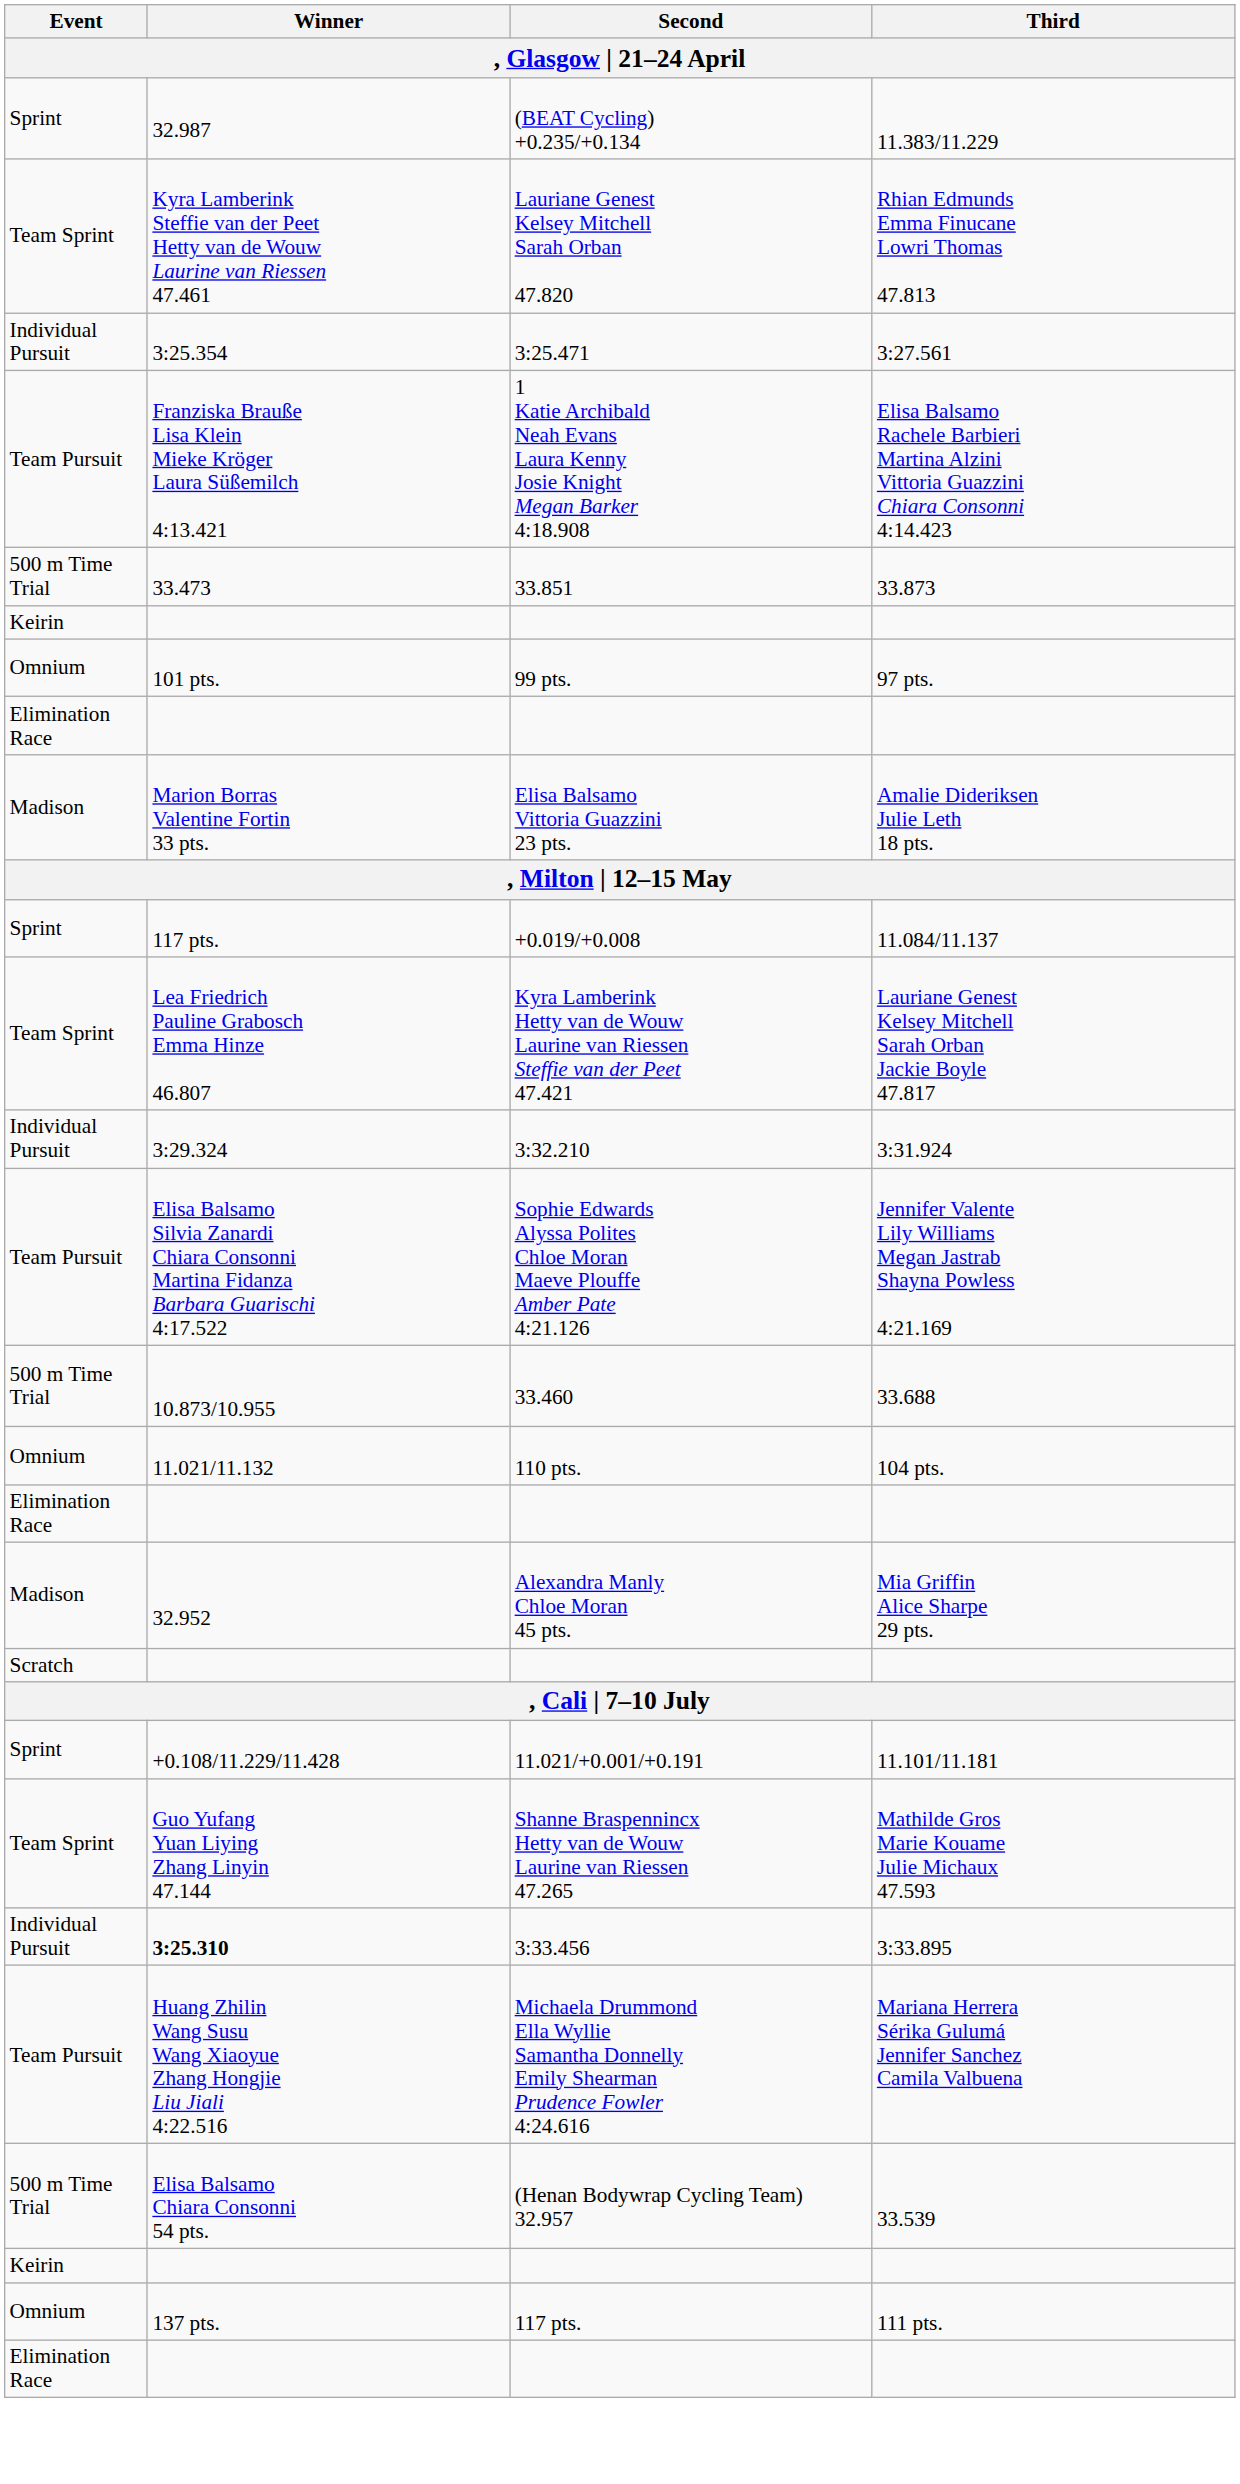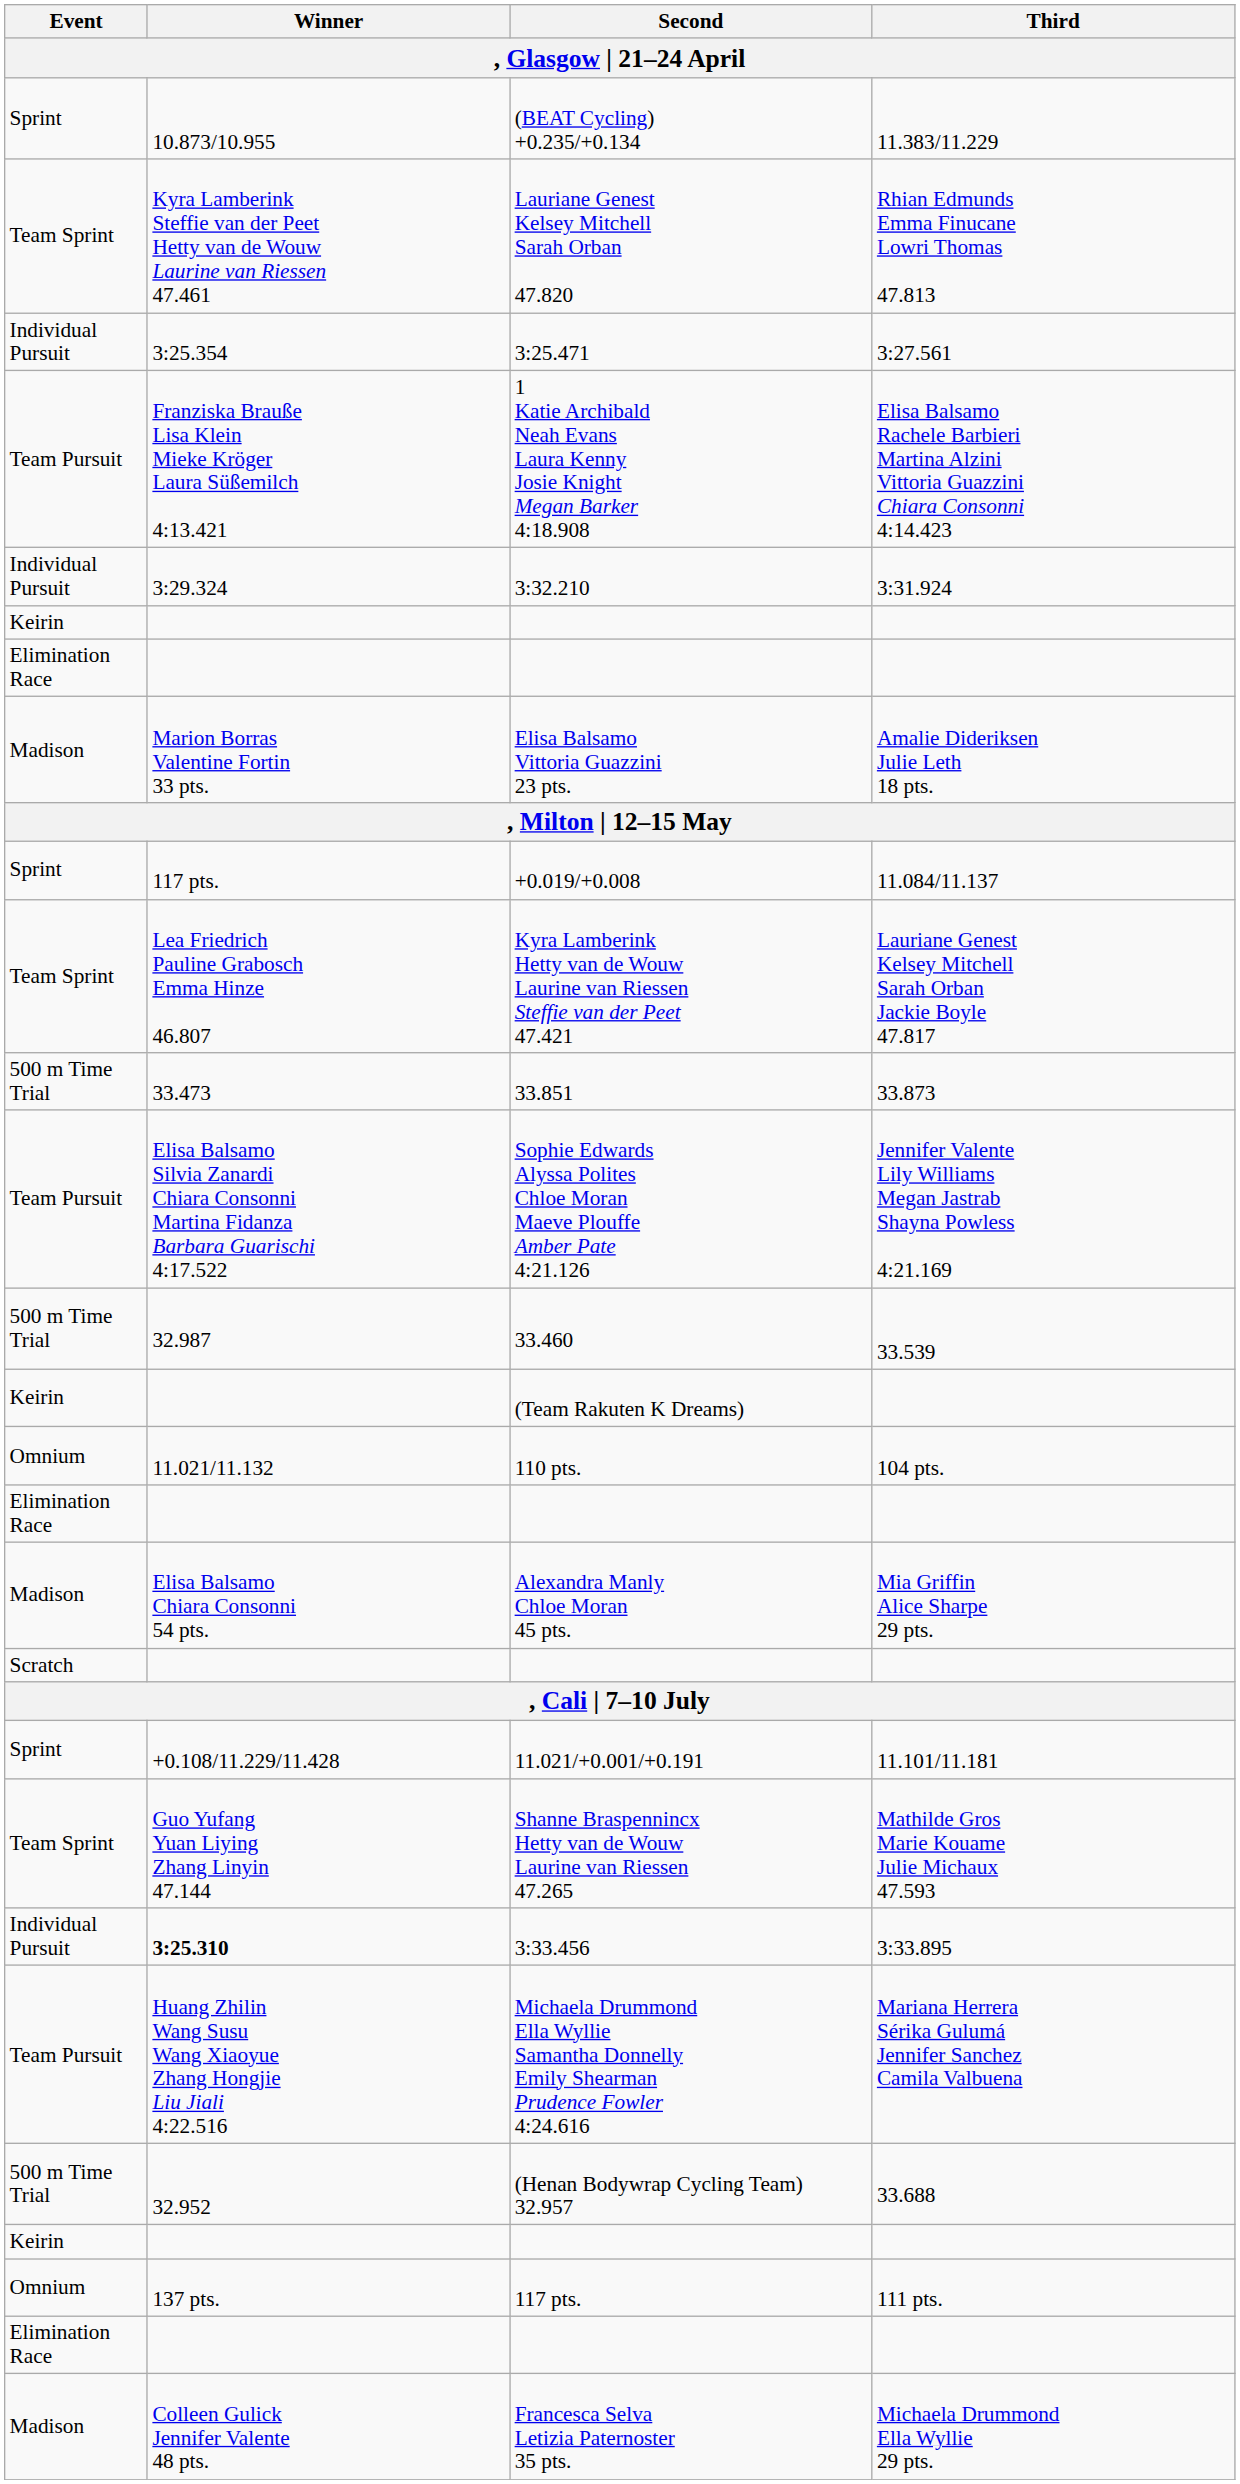(182, 130) 32.987 -> (214, 142) 10.873/10.955
rows swapped: (61, 576) <-> (53, 1138)
- row: (47, 667)
(214, 1409) 10.873/10.955 -> (182, 1340) 32.987
(906, 1397) 33.688 -> (906, 1352) 33.539
+ row: (37, 1397)
(182, 1618) 32.952 -> (224, 1606) Elisa Balsamo Chiara Consonni 54 pts.
(224, 2207) Elisa Balsamo Chiara Consonni 54 pts. -> (182, 2207) 32.952
(906, 2219) 33.539 -> (906, 2195) 33.688
+ row: (47, 2426)
